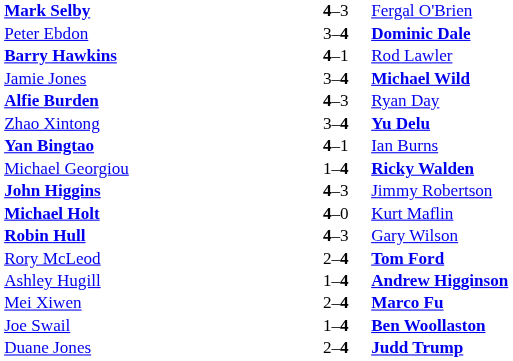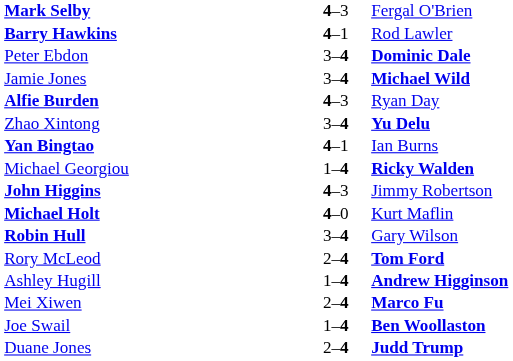rows swapped: (46, 33) <-> (60, 55)
(336, 235) 4–3 -> (336, 235) 3–4
